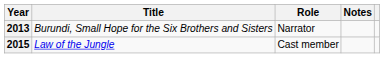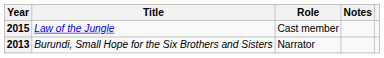rows swapped: (18, 28) <-> (18, 45)
